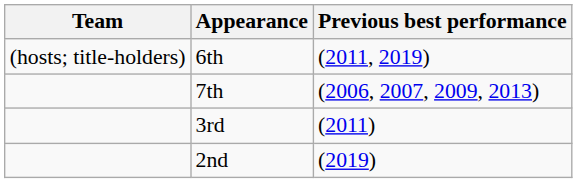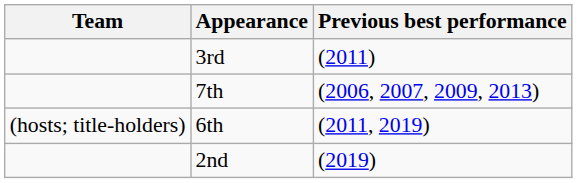rows swapped: (210, 125) <-> (209, 56)
